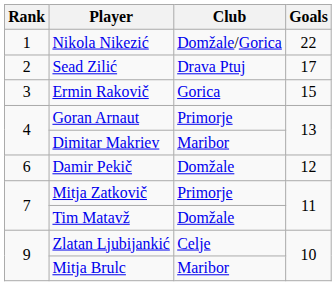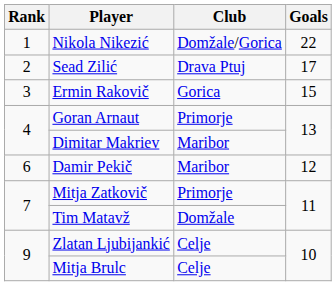(206, 167) Domžale -> (203, 167) Maribor
(203, 268) Maribor -> (194, 268) Celje
